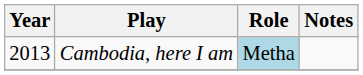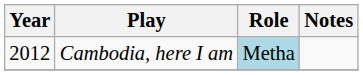(30, 53) 2013 -> (30, 53) 2012
